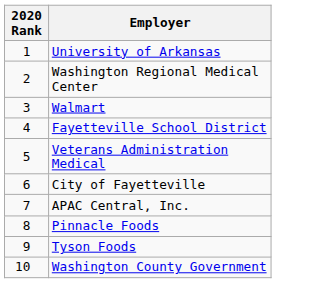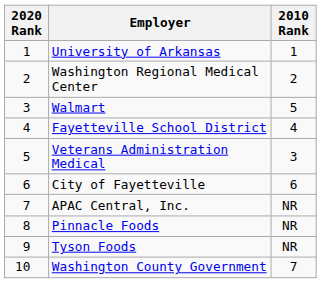+ column: (294, 23)
